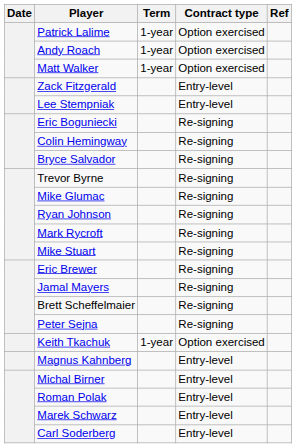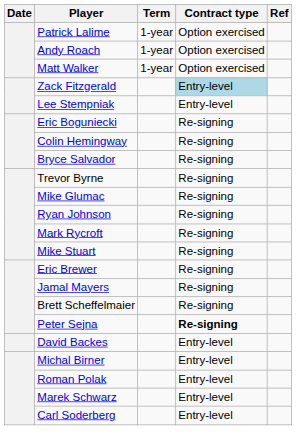(206, 86) no background -> (206, 86) lightblue background
(206, 324) normal -> (208, 324) bold
+ row: (73, 342)
- row: (74, 342)
- row: (84, 360)
